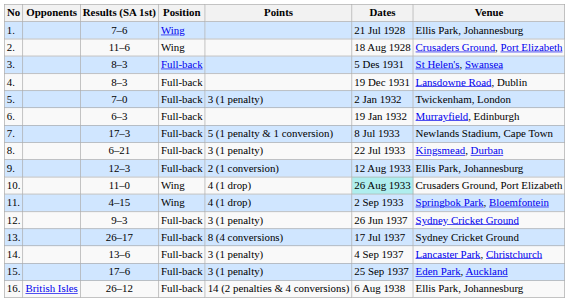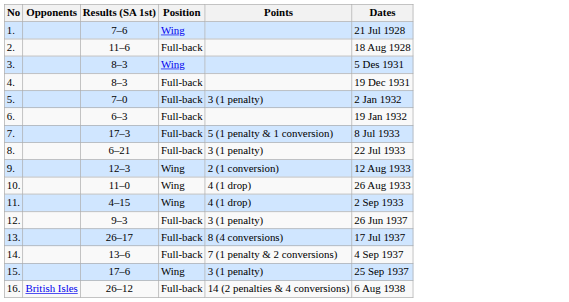- column: (489, 13)
(173, 47) Wing -> (182, 47) Full-back
(182, 64) Full-back -> (173, 64) Wing
(182, 168) Full-back -> (173, 168) Wing
(382, 185) paleturquoise background -> (382, 185) no background
(235, 254) 3 (1 penalty) -> (272, 254) 7 (1 penalty & 2 conversions)
(182, 271) Full-back -> (173, 271) Wing
